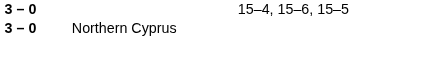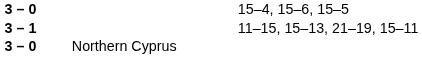+ row: (20, 27)
